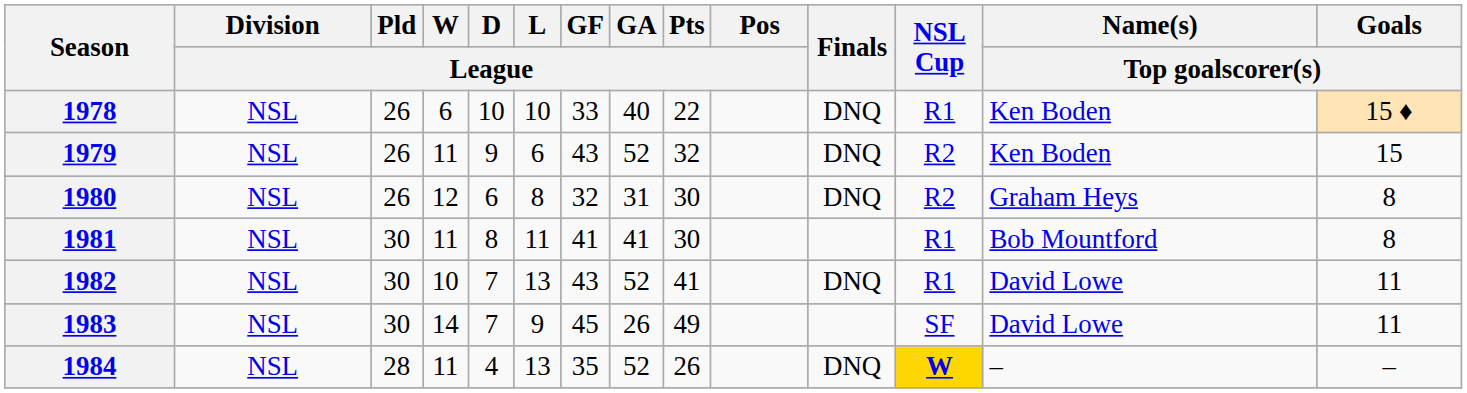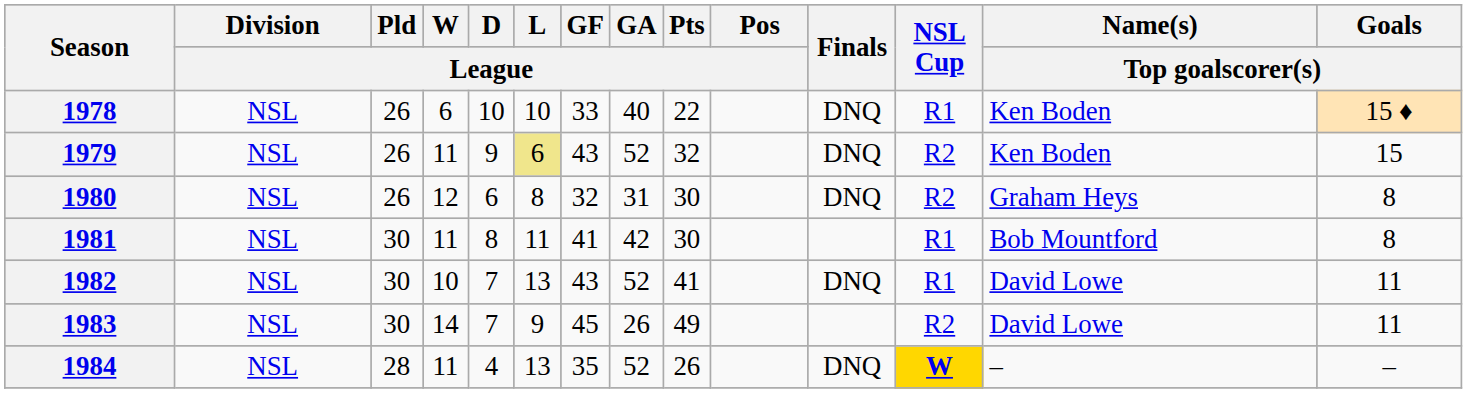(537, 153) no background -> (537, 153) khaki background
(636, 238) 41 -> (636, 238) 42
(940, 324) SF -> (940, 324) R2
